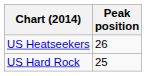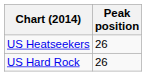(101, 62) 25 -> (101, 62) 26
